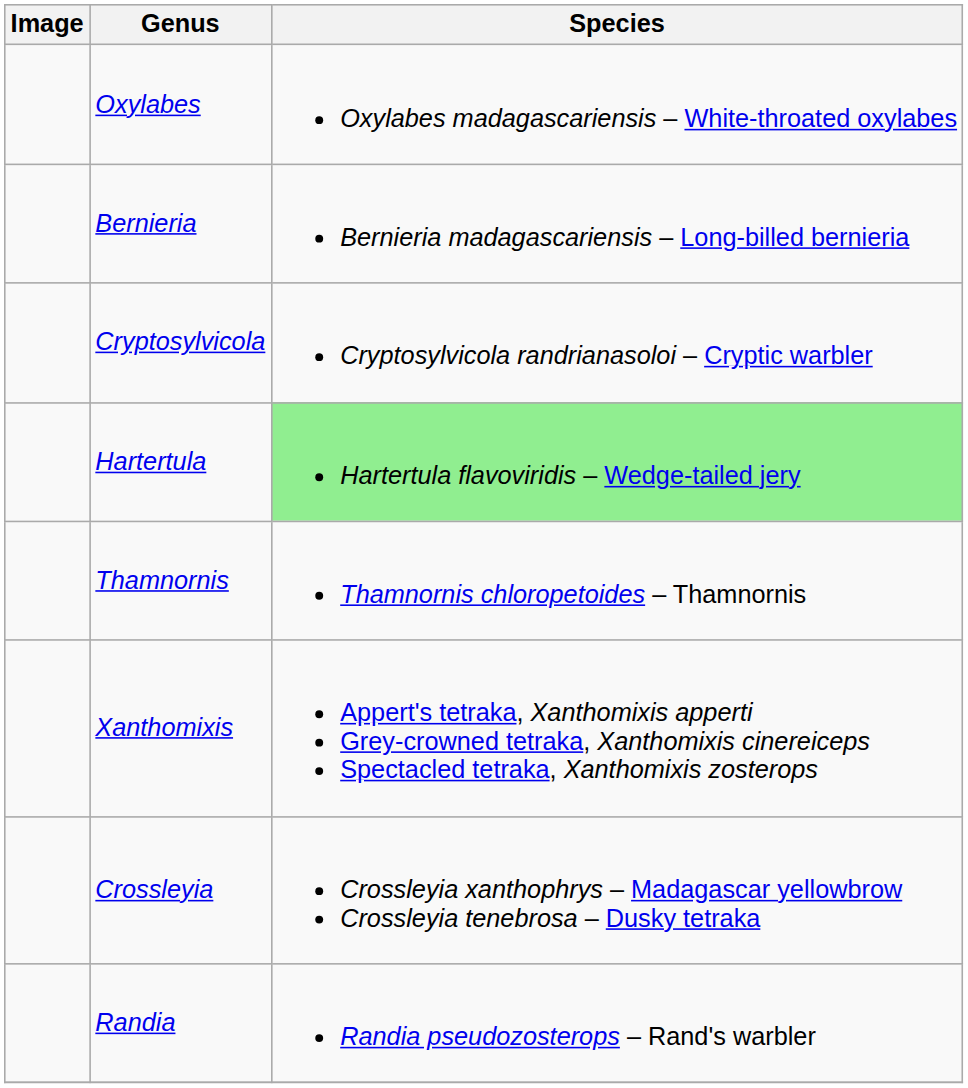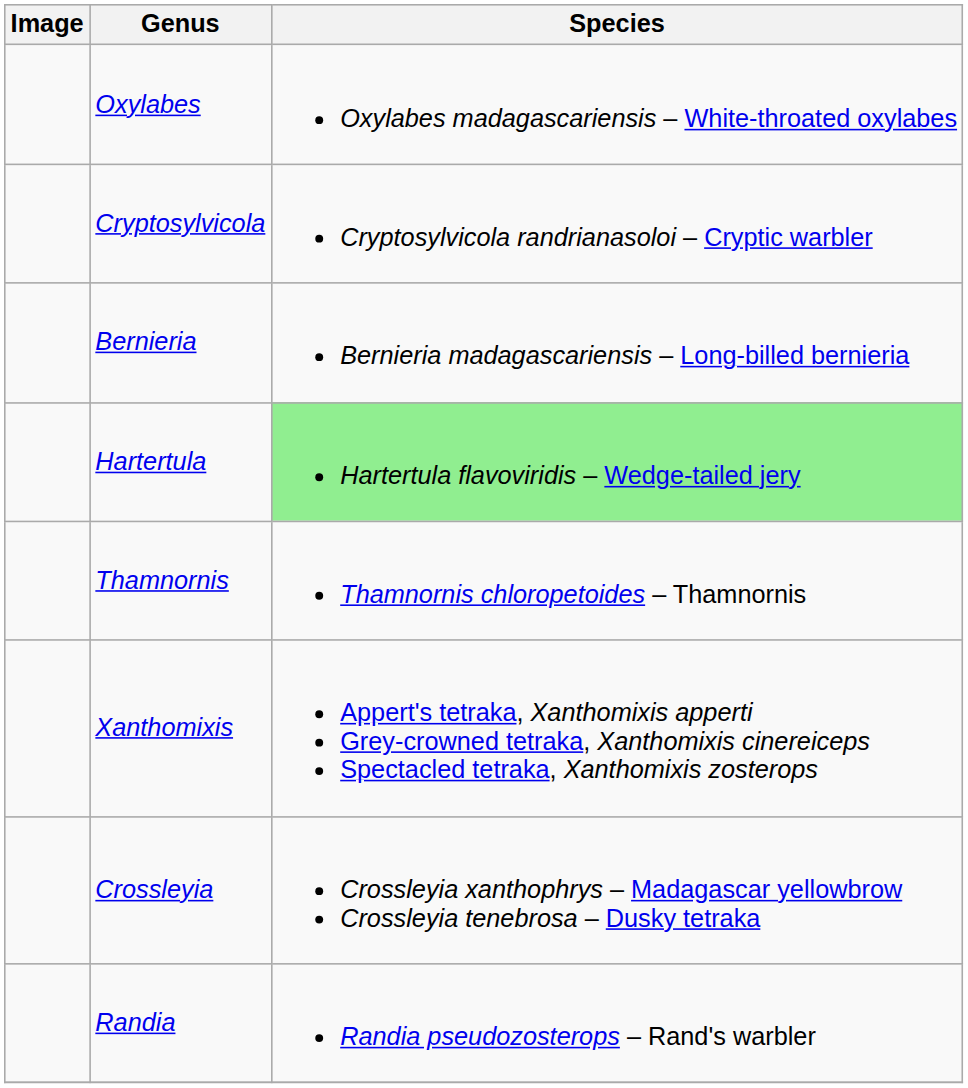rows swapped: (146, 223) <-> (180, 342)
